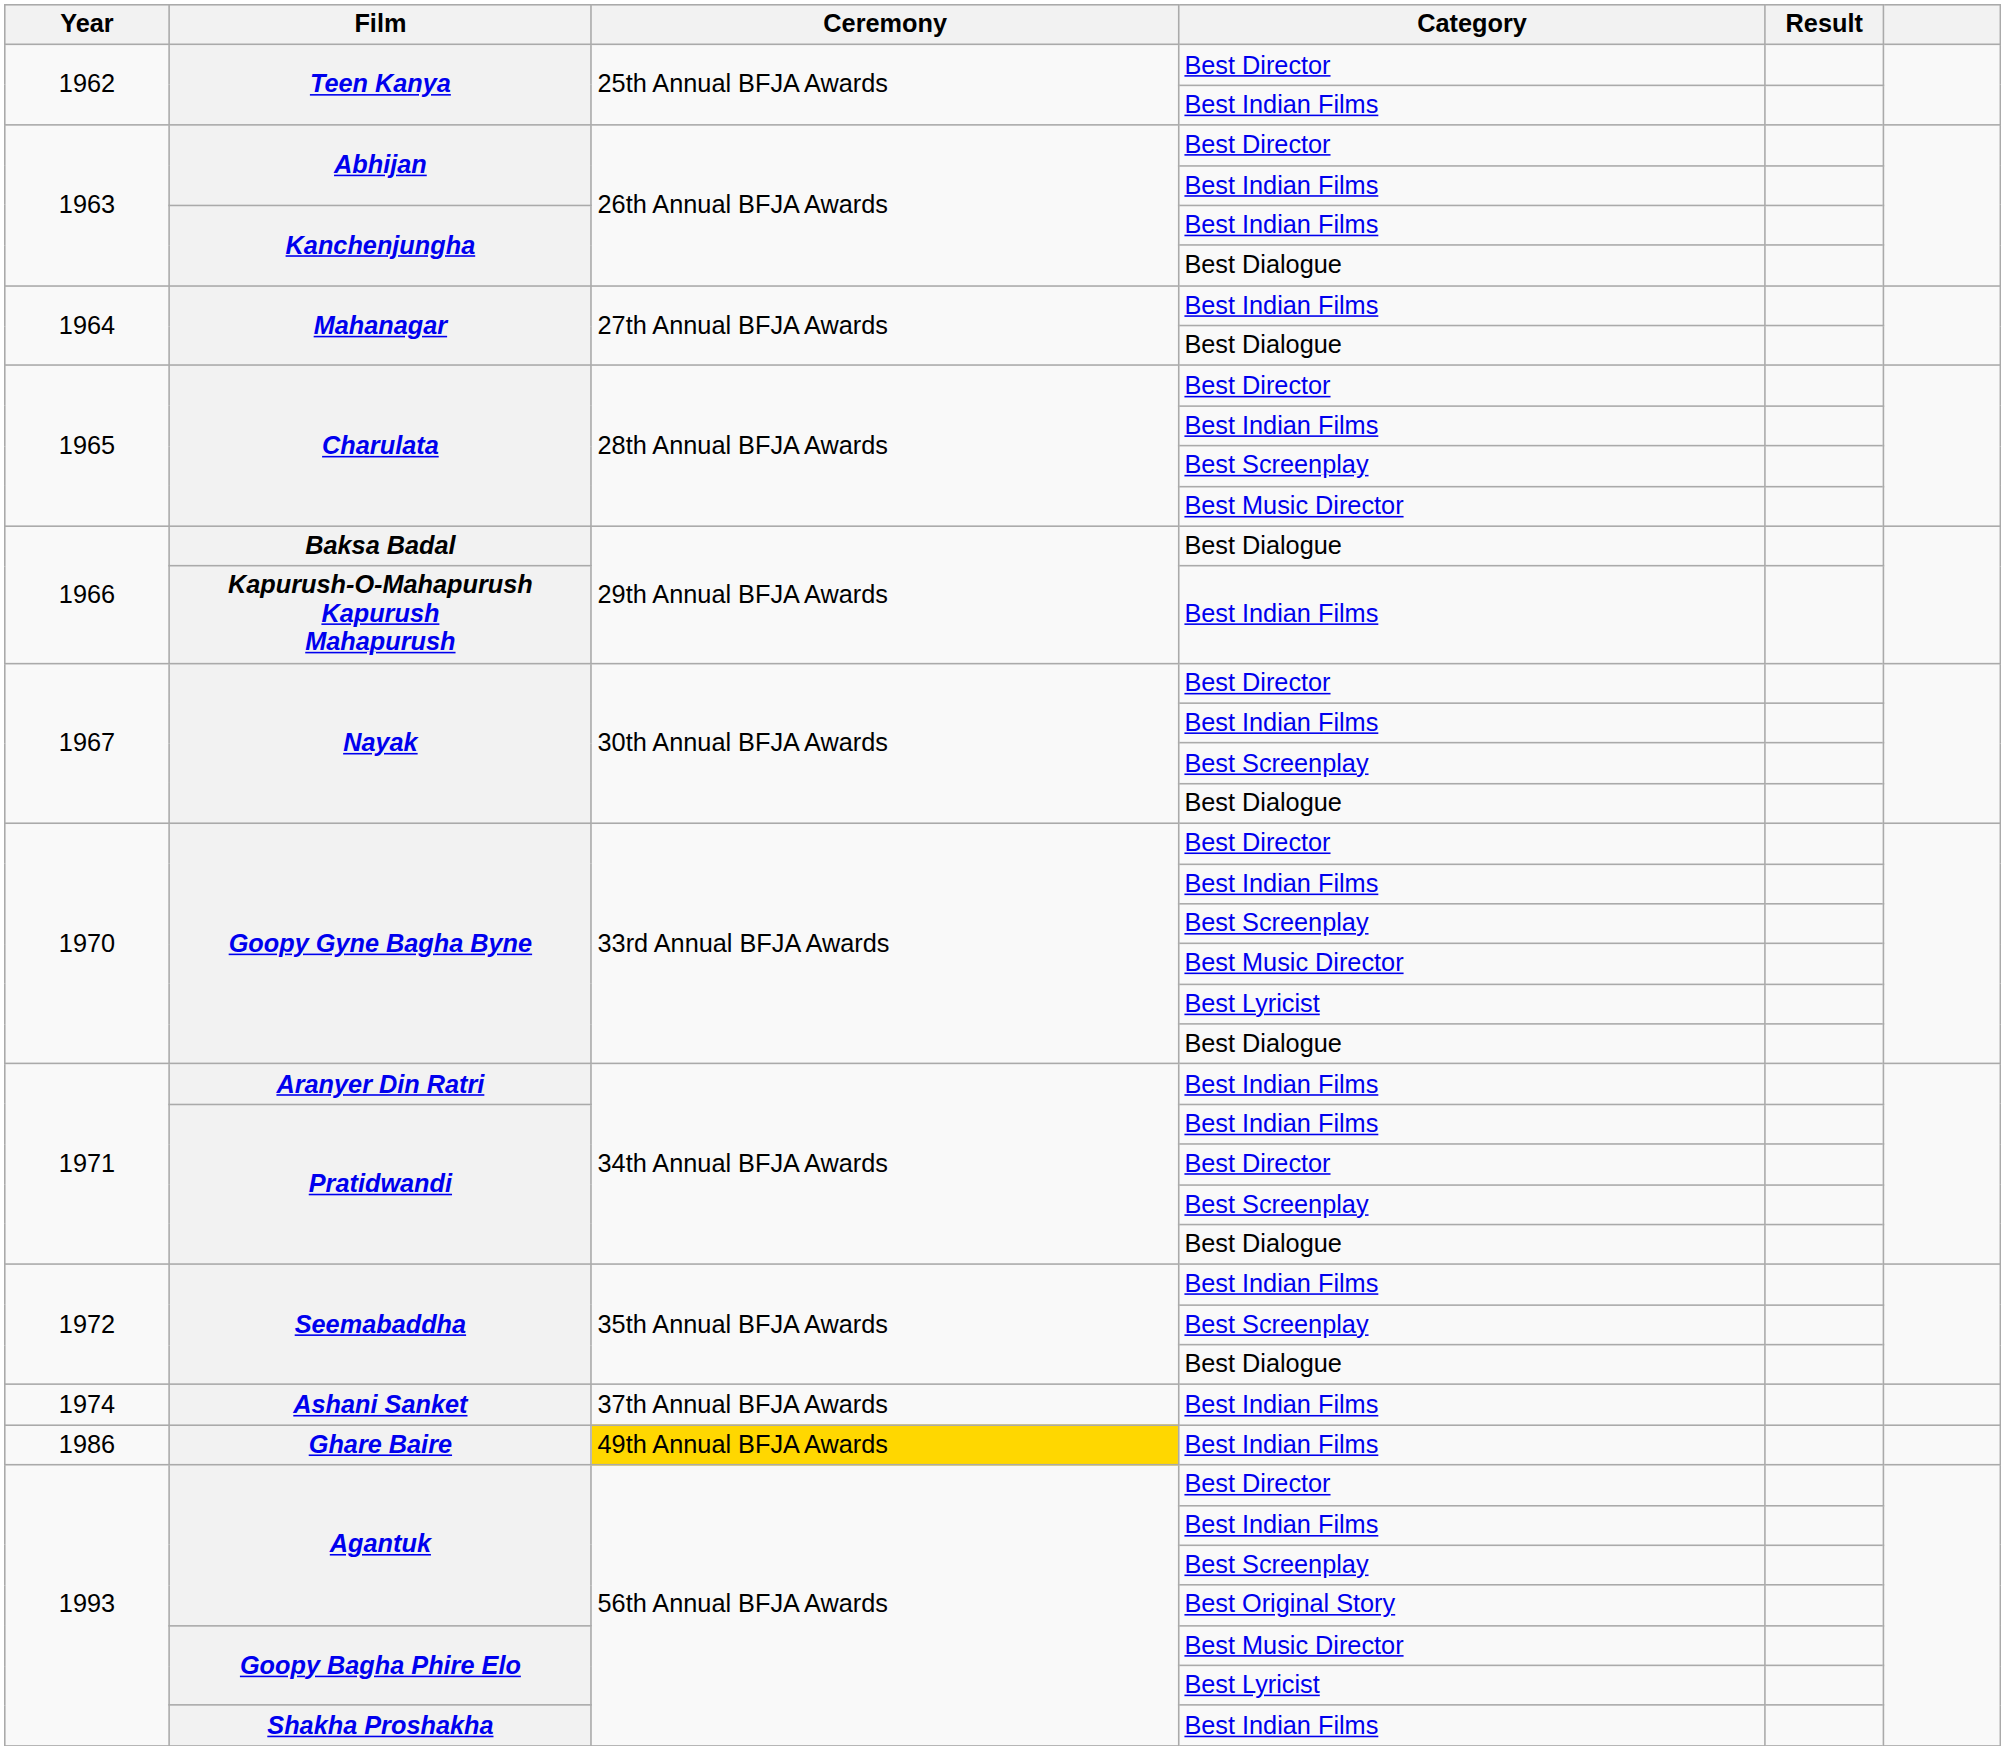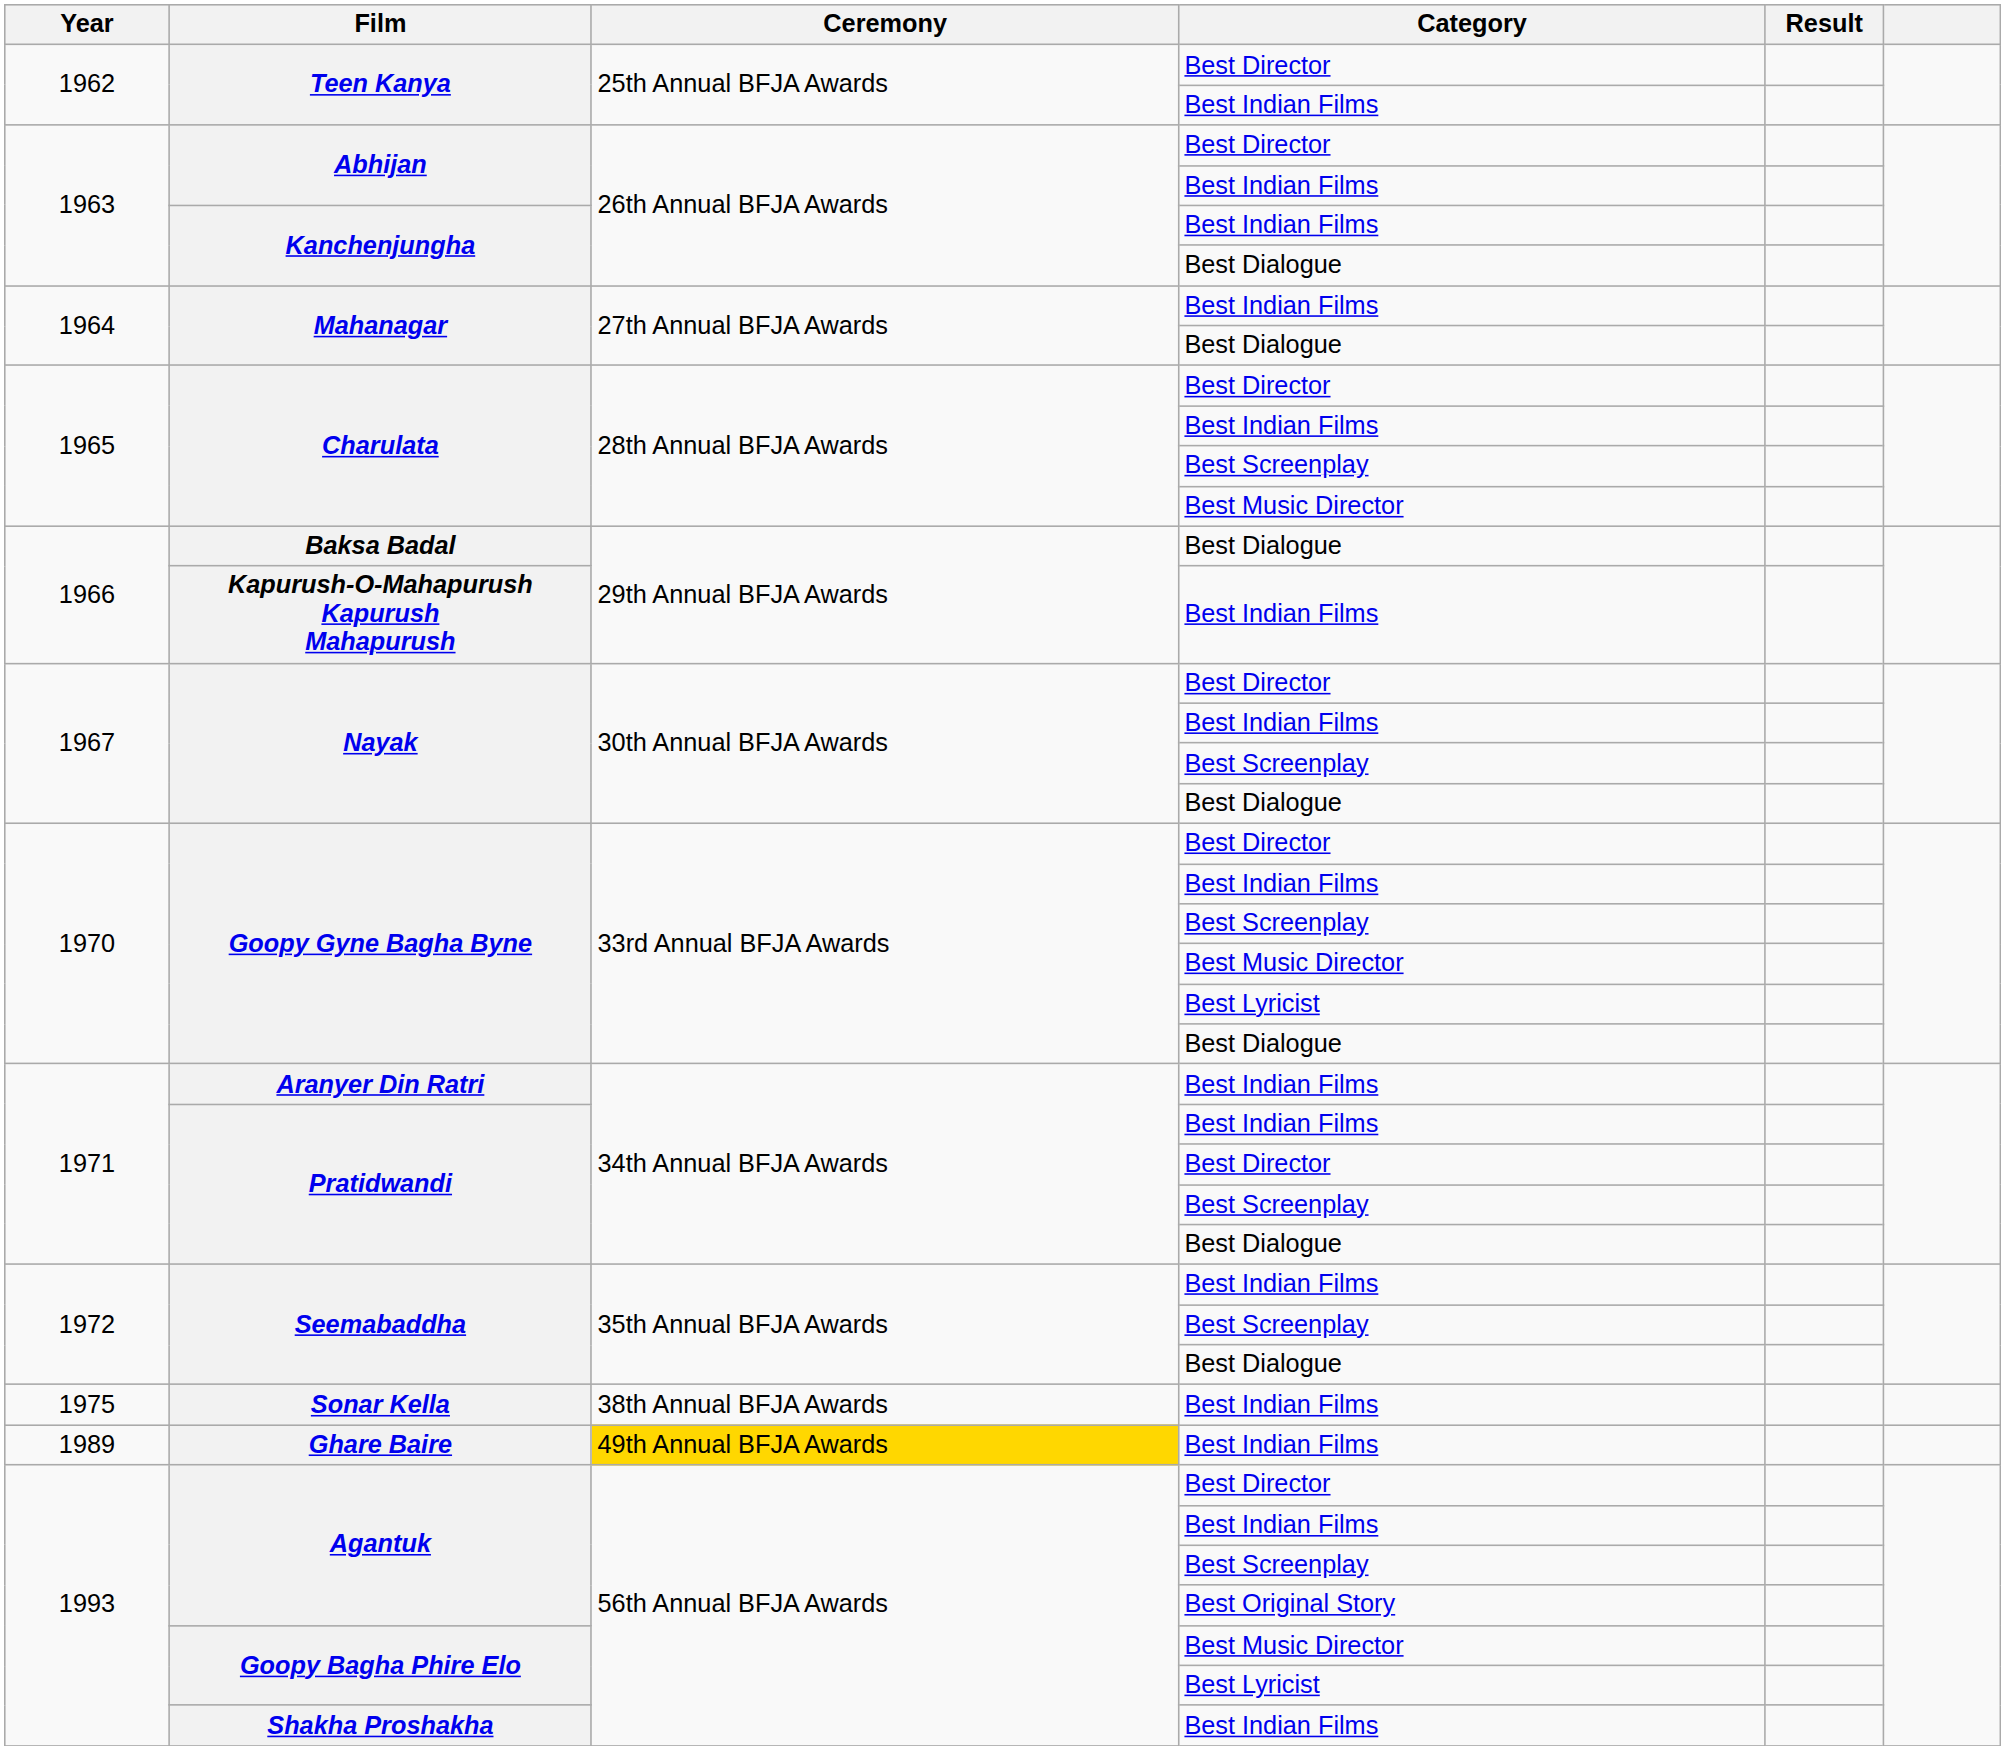- row: (380, 1404)
+ row: (380, 1404)
(87, 1444) 1986 -> (87, 1444) 1989
